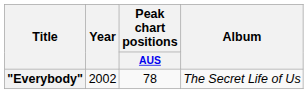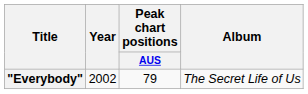(150, 78) 78 -> (150, 78) 79
